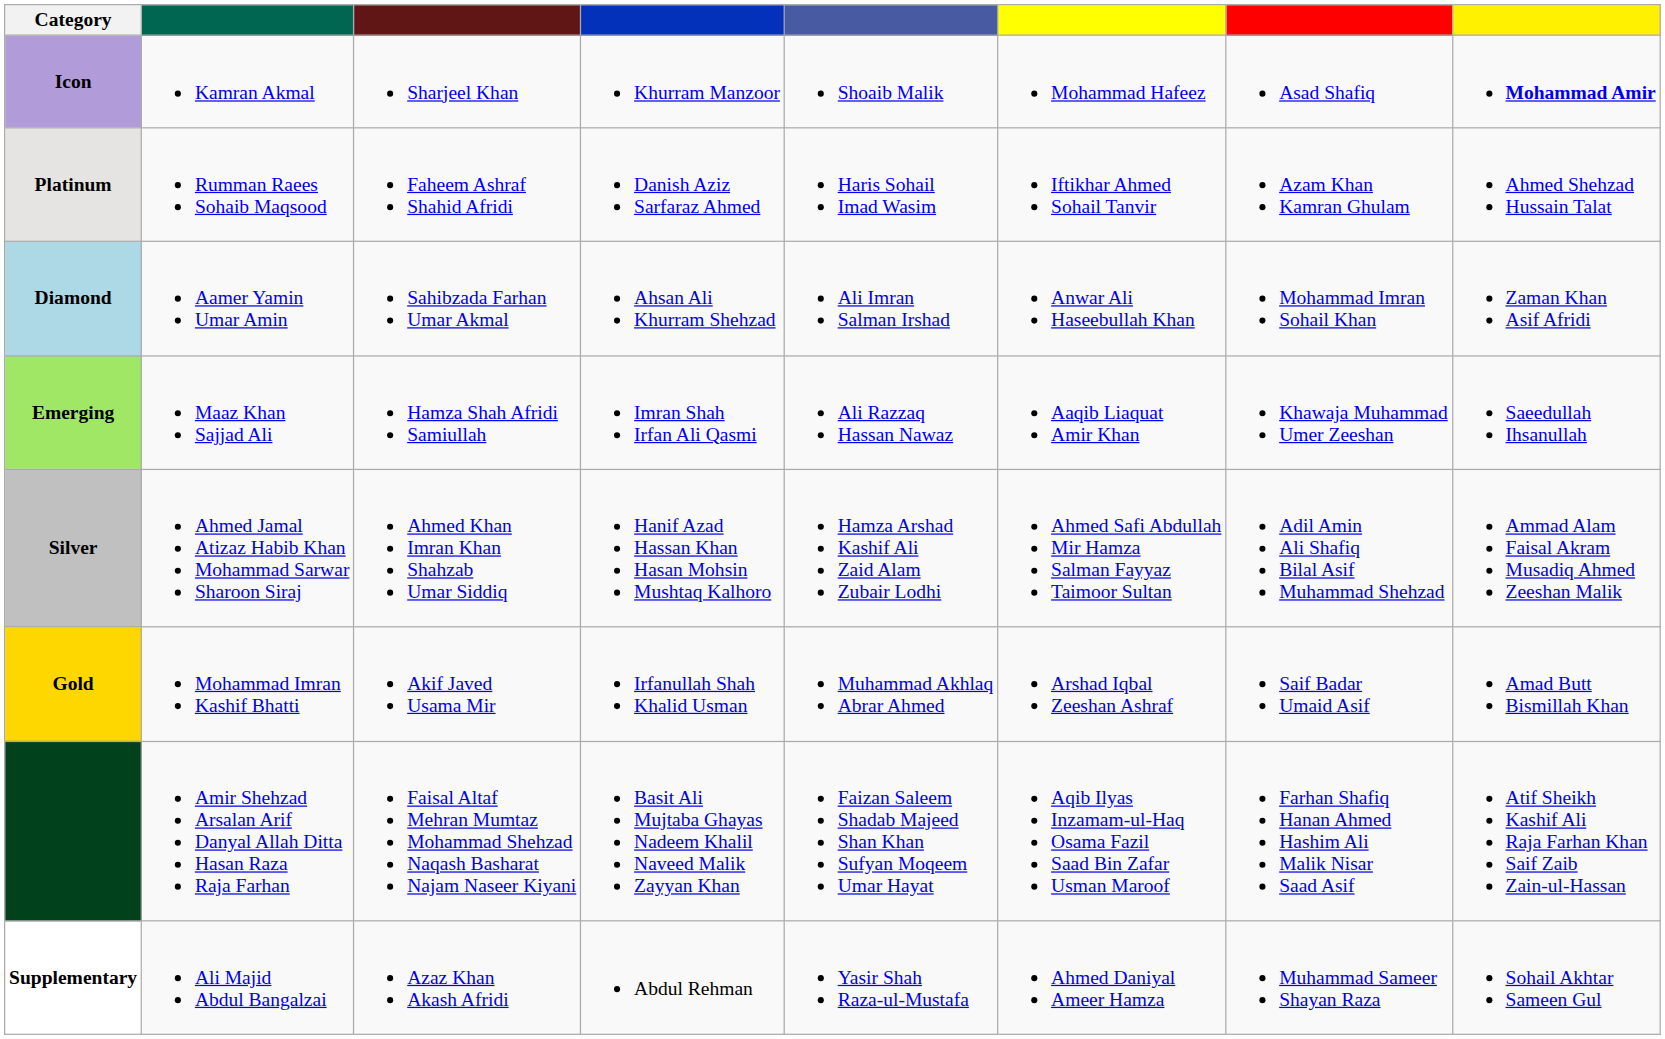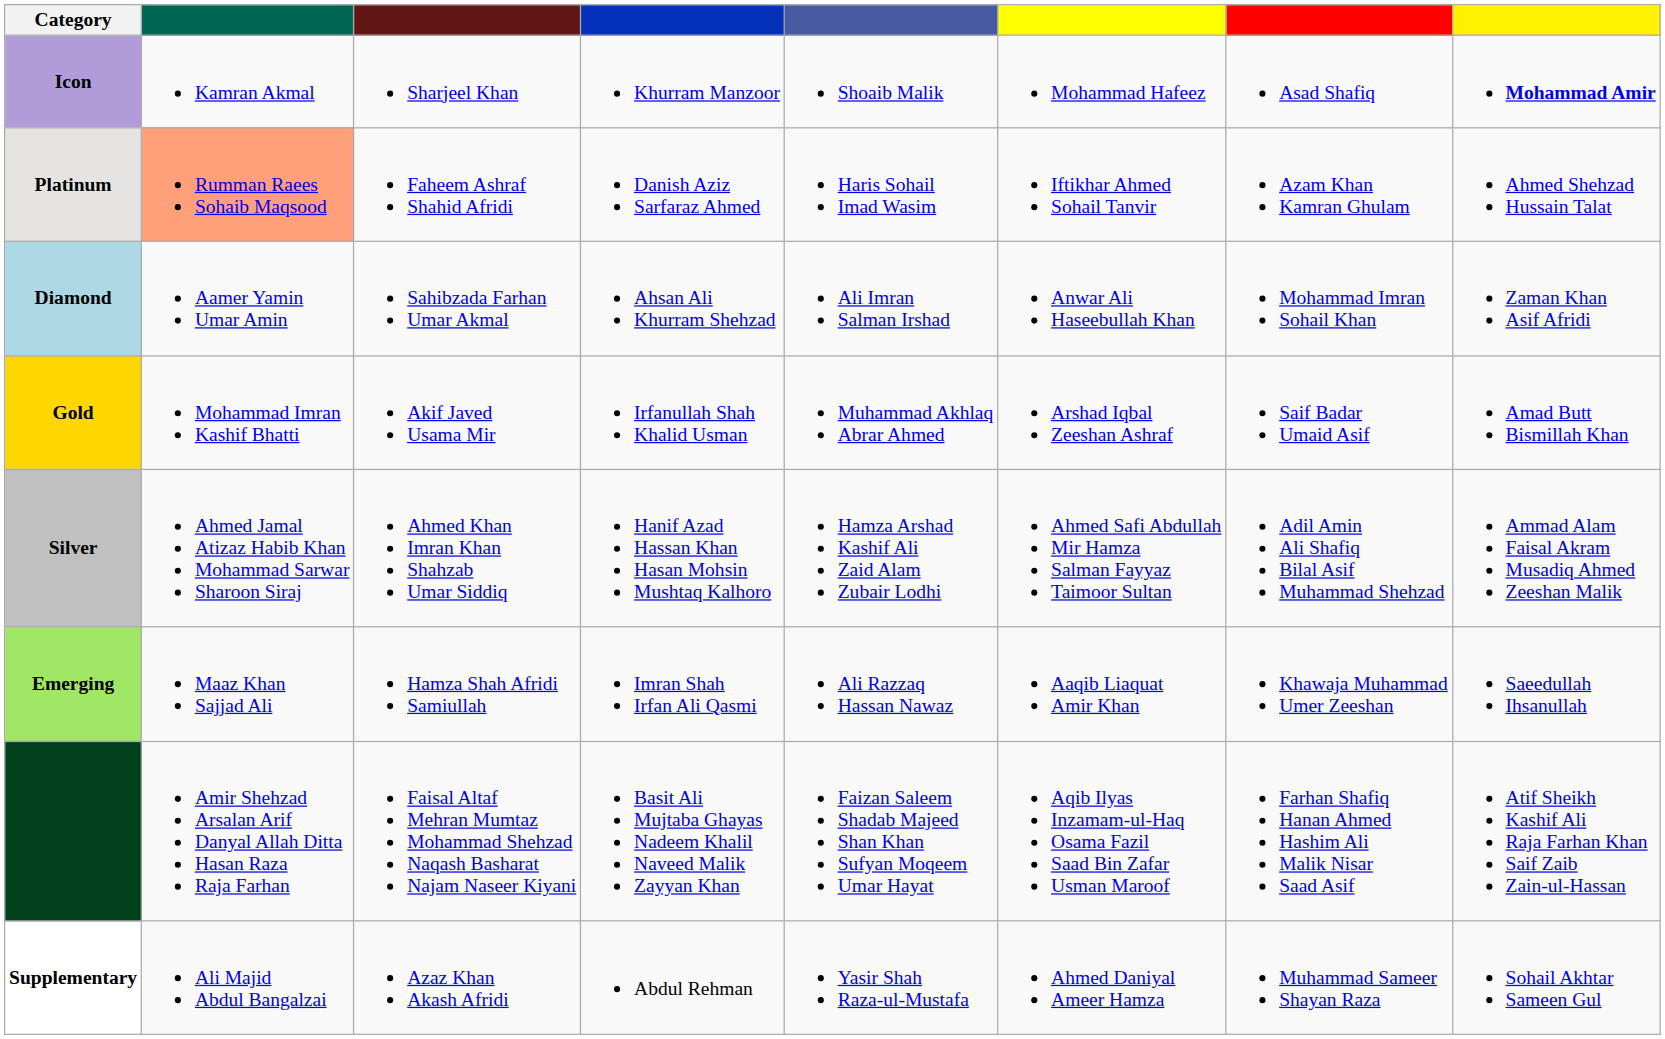(248, 195) no background -> (248, 195) lightsalmon background
rows swapped: (73, 683) <-> (73, 412)
